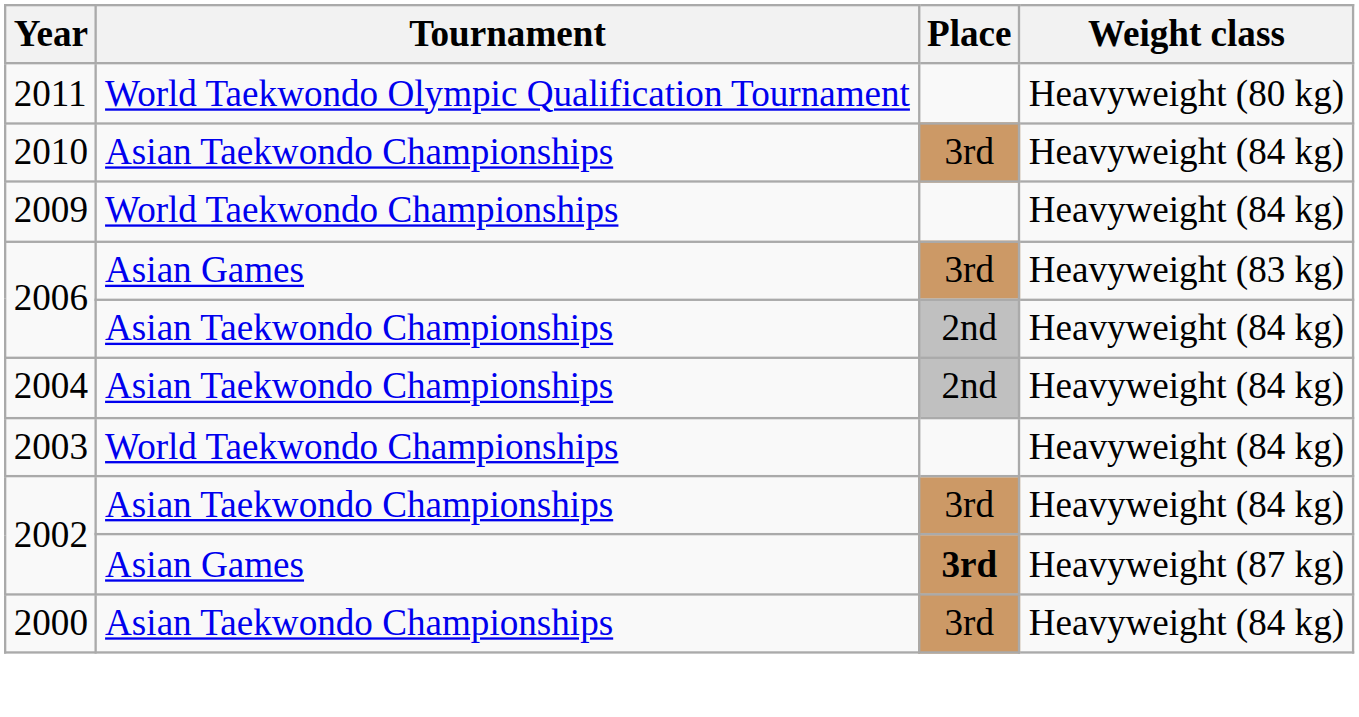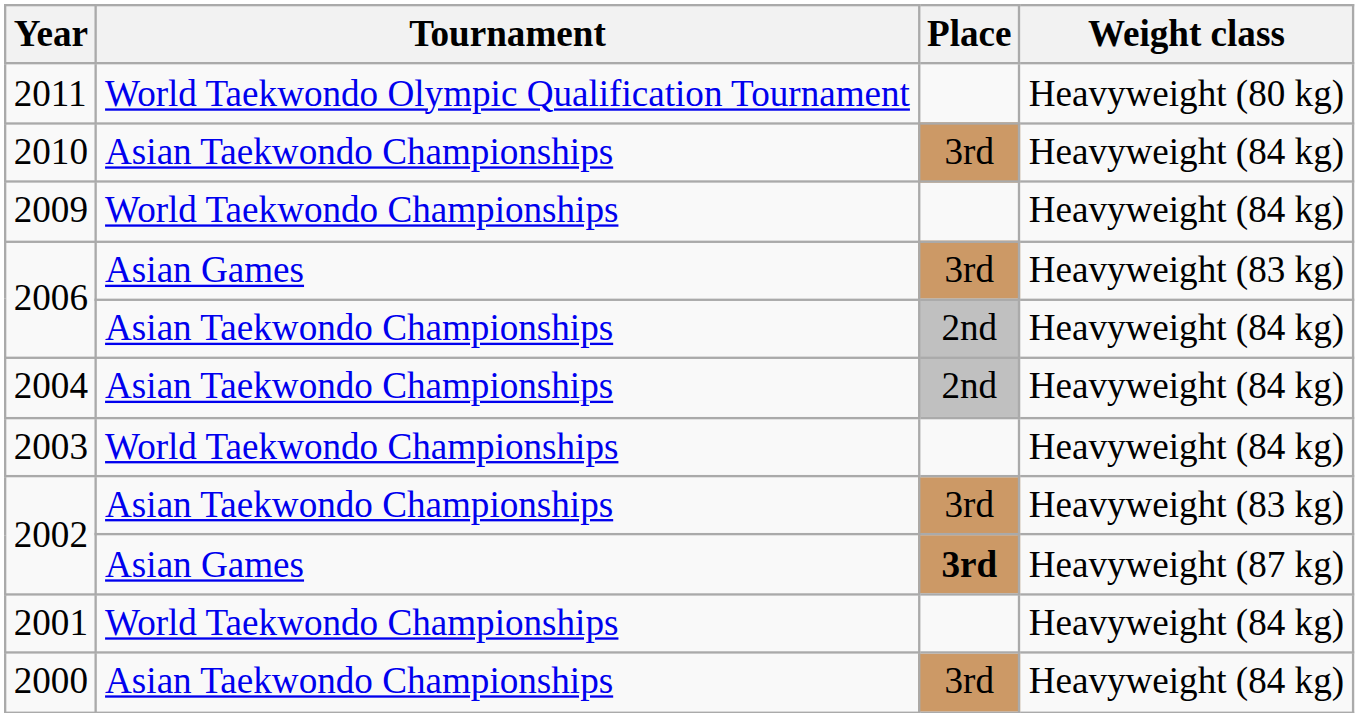(1186, 504) Heavyweight (84 kg) -> (1186, 504) Heavyweight (83 kg)
+ row: (51, 622)
